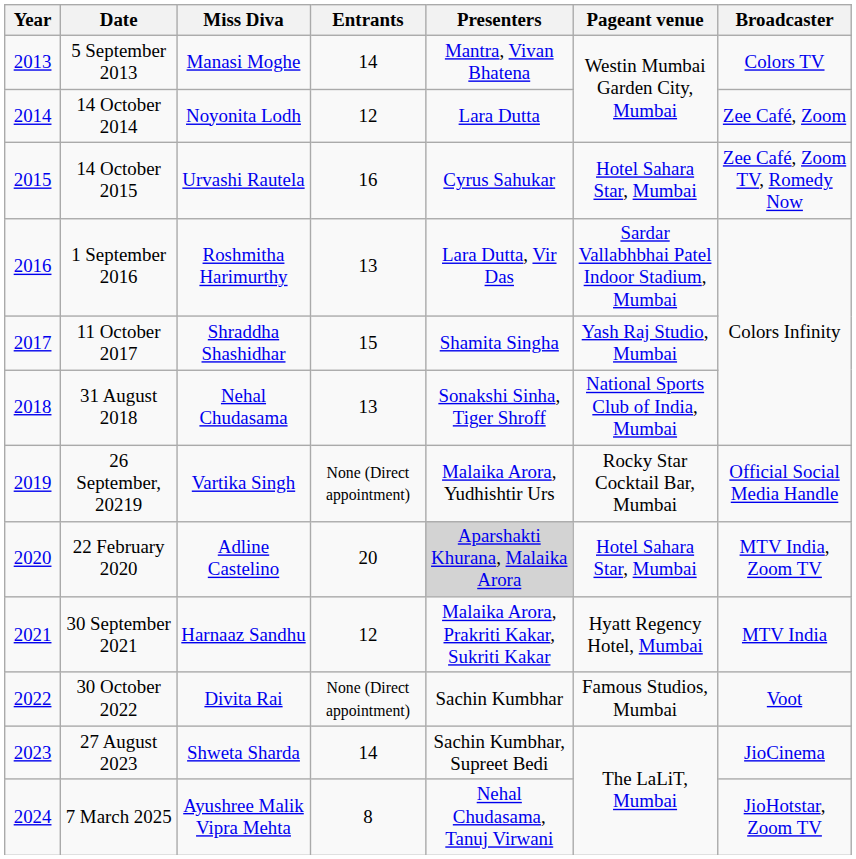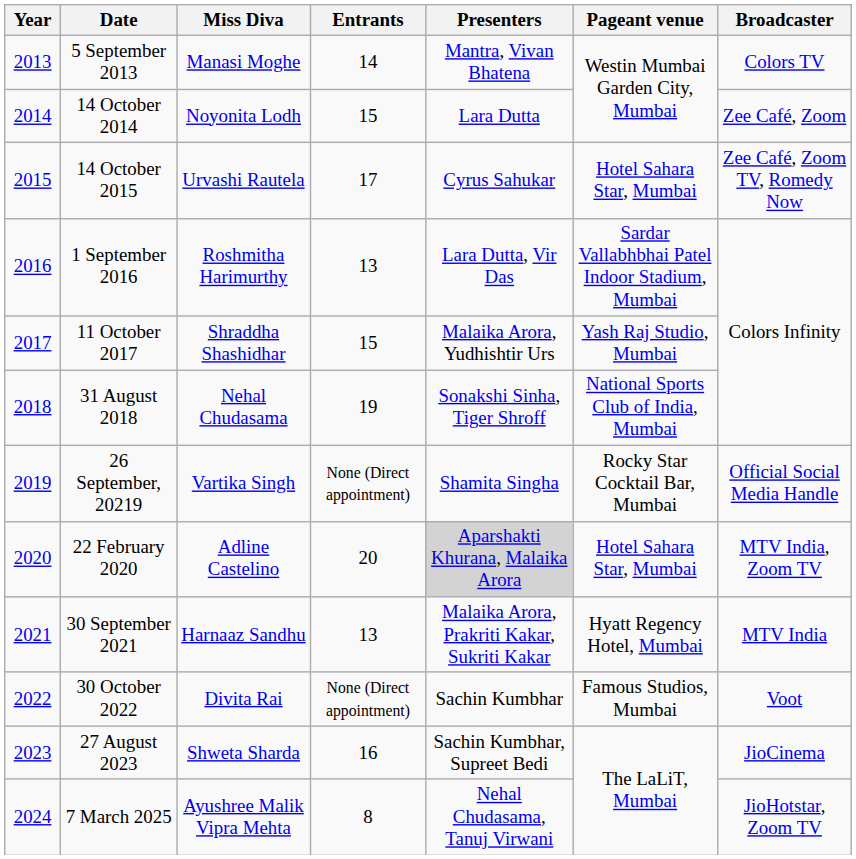(368, 115) 12 -> (368, 115) 15
(368, 179) 16 -> (368, 179) 17
(499, 342) Shamita Singha -> (499, 342) Malaika Arora, Yudhishtir Urs
(368, 406) 13 -> (368, 406) 19
(499, 482) Malaika Arora, Yudhishtir Urs -> (499, 482) Shamita Singha
(368, 633) 12 -> (368, 633) 13
(368, 751) 14 -> (368, 751) 16
